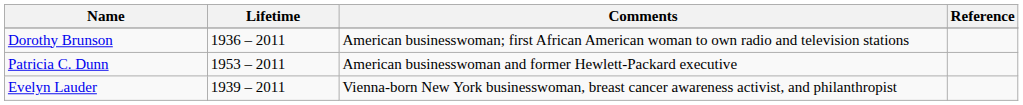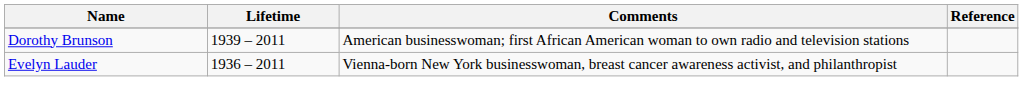(248, 40) 1936 – 2011 -> (248, 40) 1939 – 2011
- row: (58, 64)
(248, 87) 1939 – 2011 -> (248, 64) 1936 – 2011
